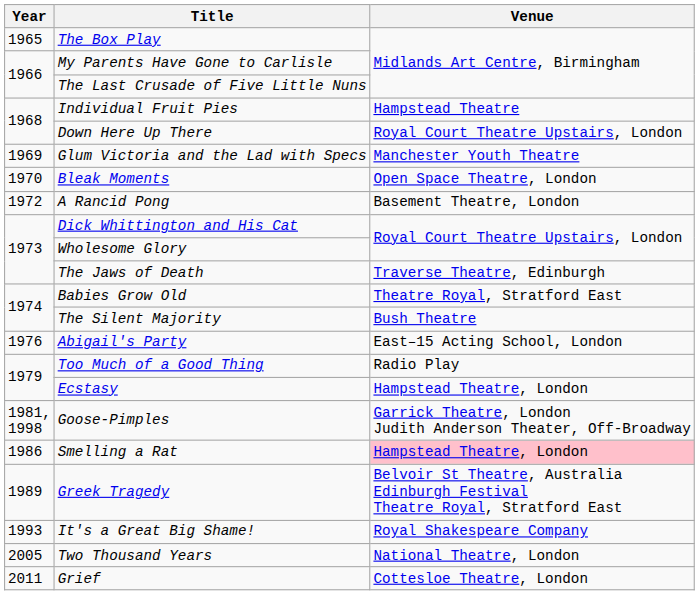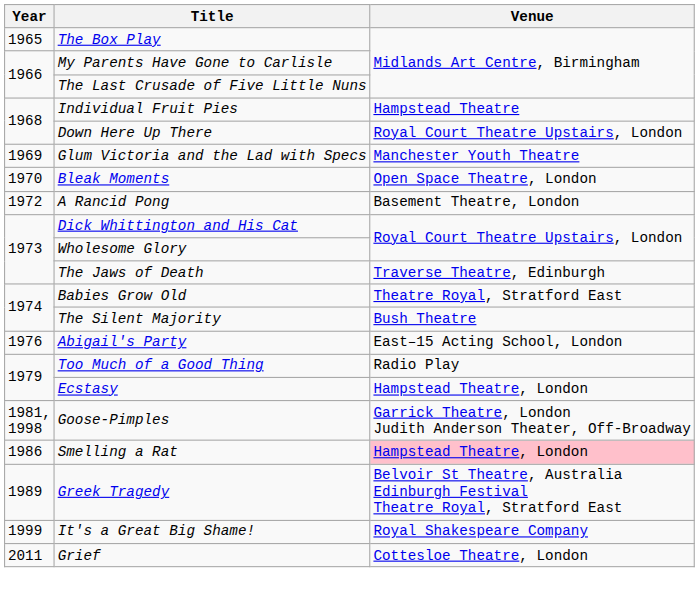(25, 532) 1993 -> (25, 532) 1999
- row: (135, 555)
